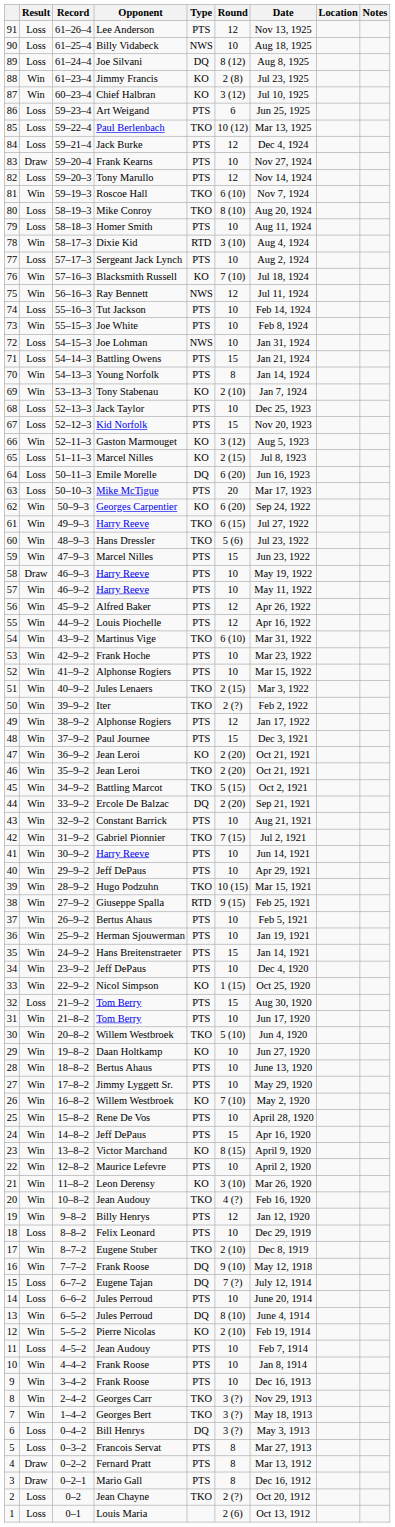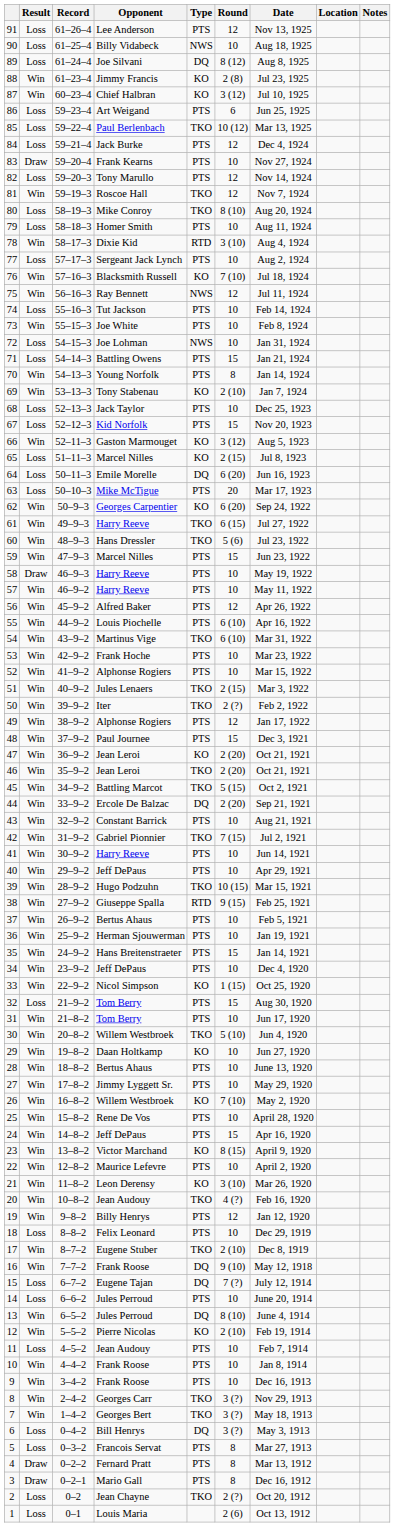(233, 194) 6 (10) -> (233, 194) 12
(233, 623) 12 -> (233, 623) 6 (10)
